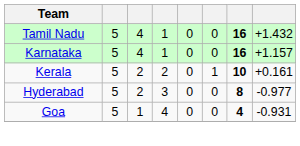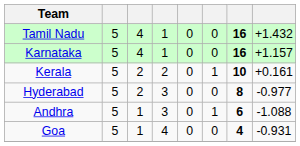+ row: (53, 111)
